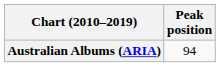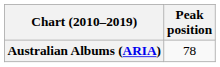(190, 51) 94 -> (190, 51) 78
